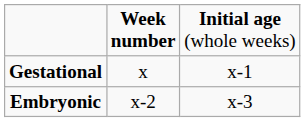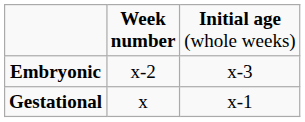rows swapped: (56, 71) <-> (56, 101)
